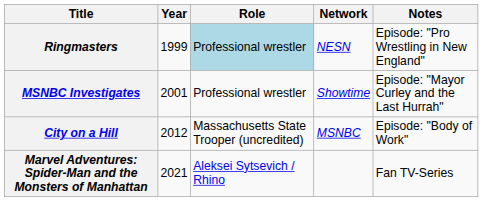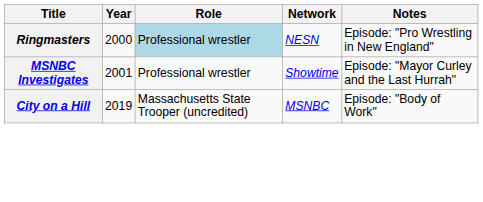(174, 47) 1999 -> (119, 40) 2000
(174, 133) 2012 -> (119, 106) 2019
- row: (81, 173)
